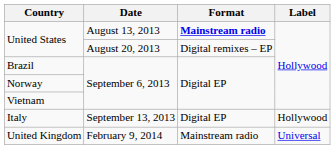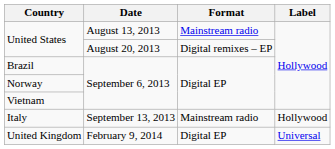(223, 30) bold -> (219, 30) normal
(203, 118) Digital EP -> (219, 118) Mainstream radio
(219, 135) Mainstream radio -> (203, 135) Digital EP
